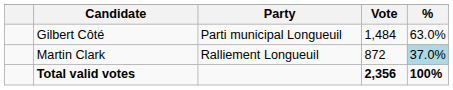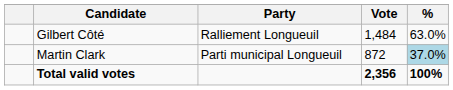(271, 34) Parti municipal Longueuil -> (260, 34) Ralliement Longueuil
(260, 54) Ralliement Longueuil -> (271, 54) Parti municipal Longueuil
